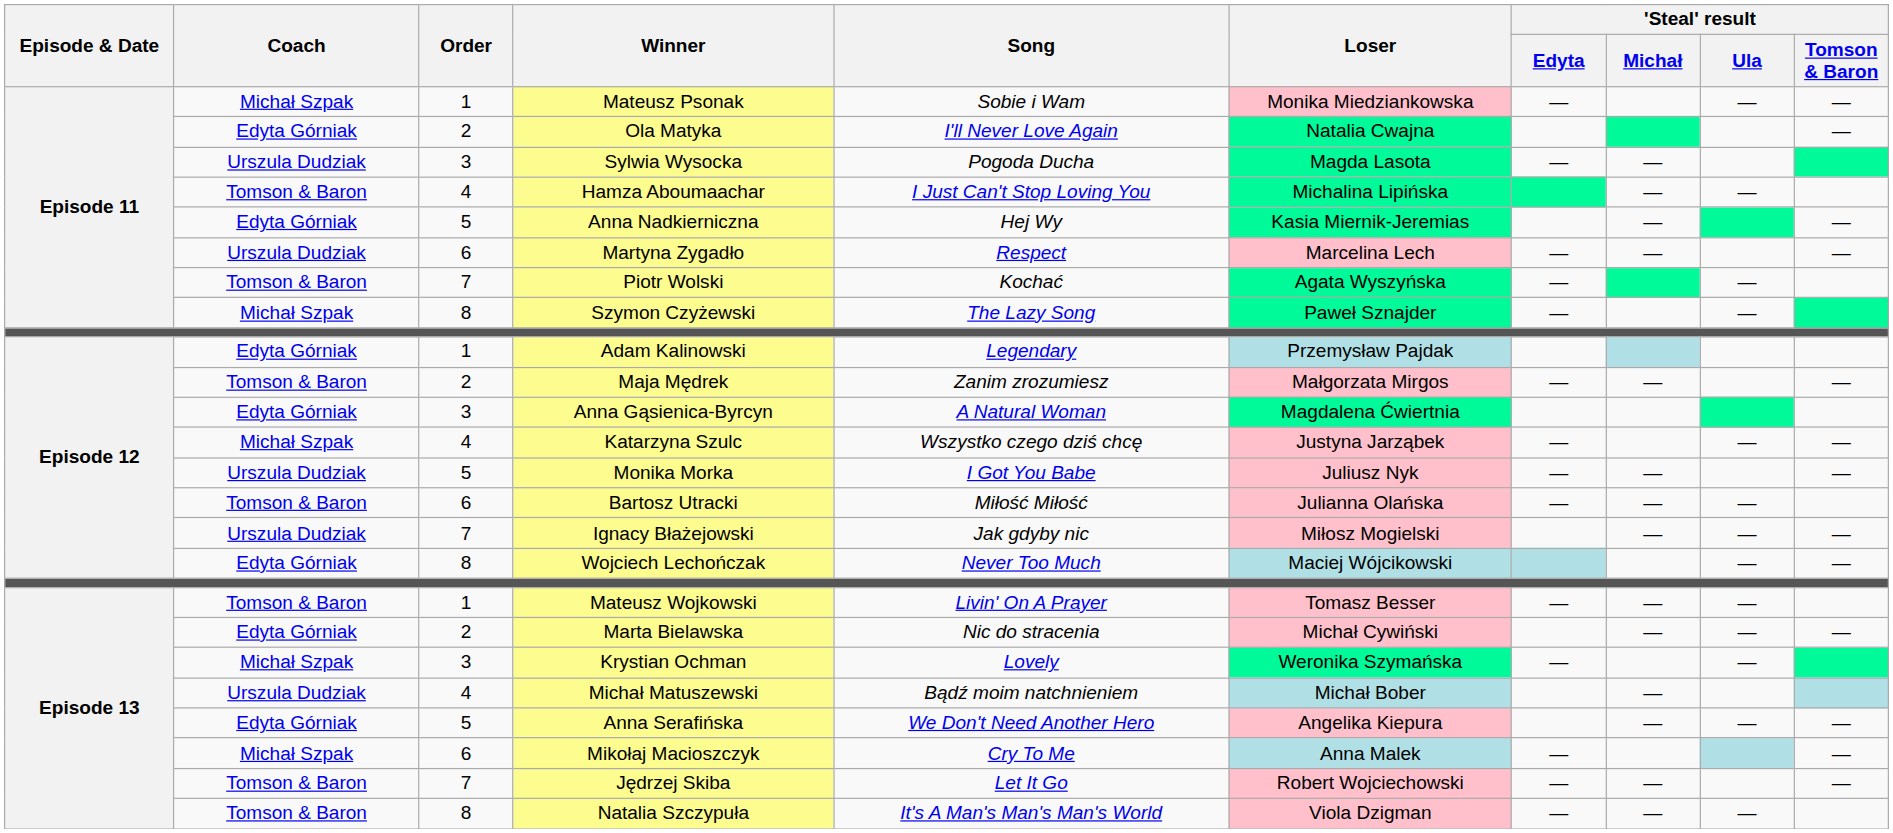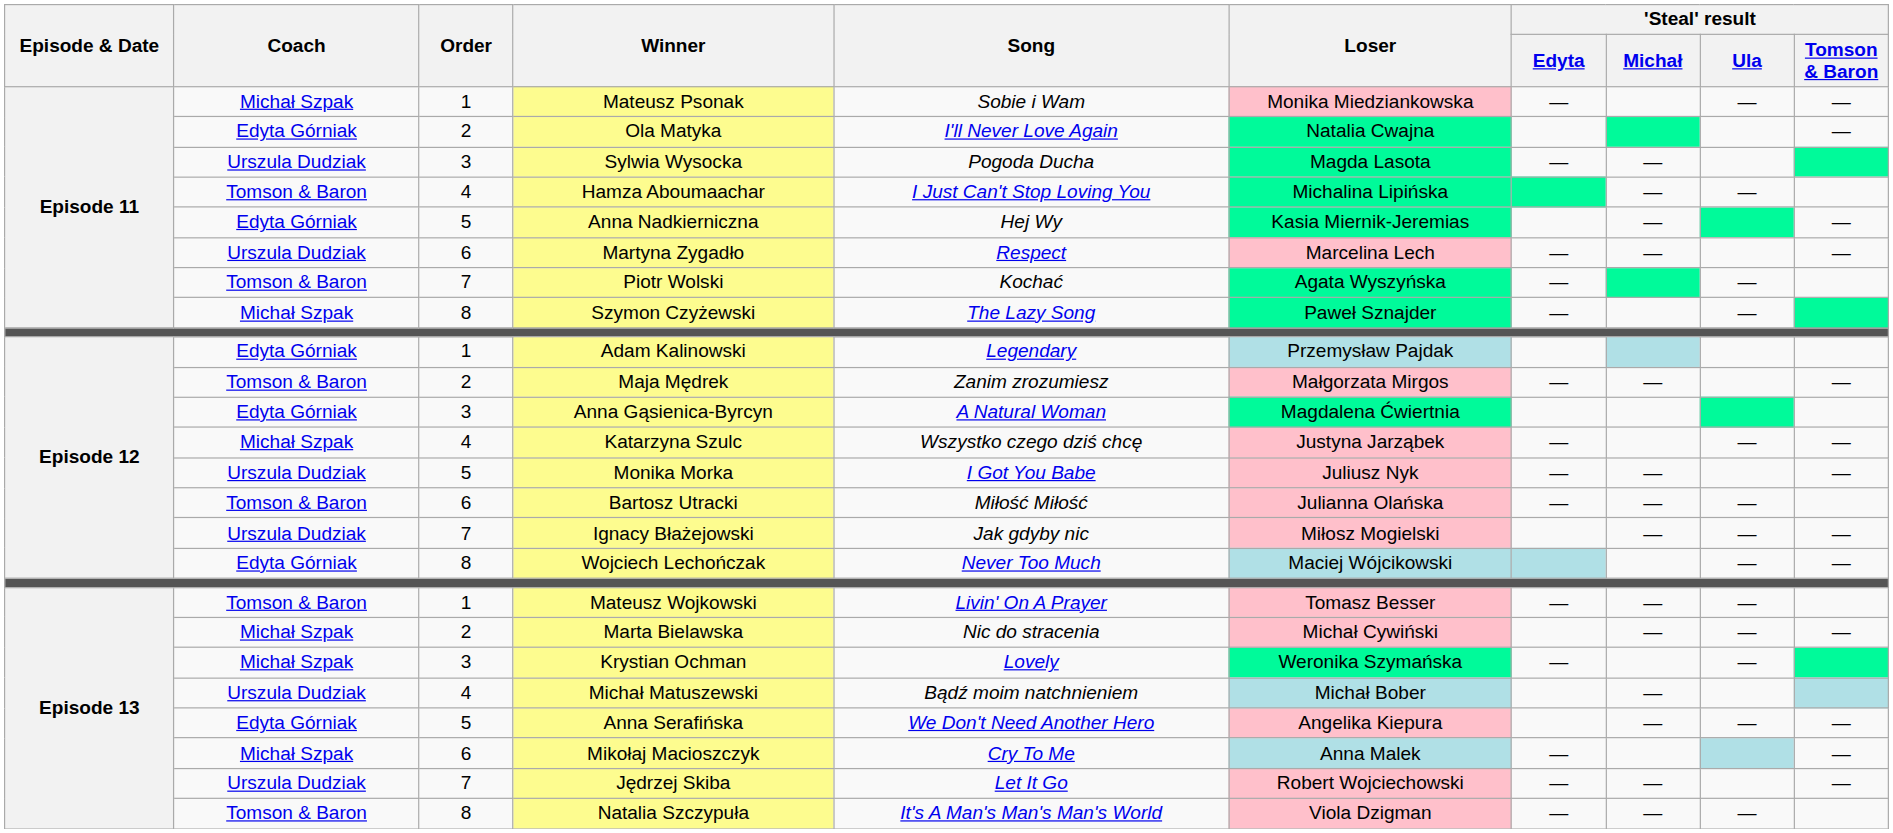(297, 632) Edyta Górniak -> (297, 632) Michał Szpak
(297, 783) Tomson & Baron -> (297, 783) Urszula Dudziak
